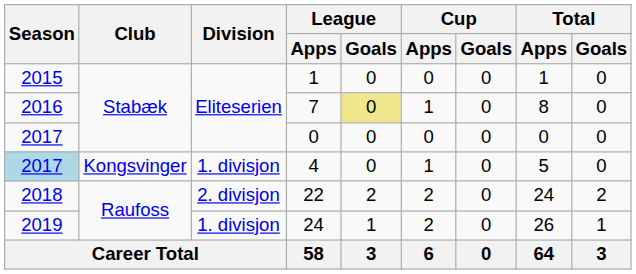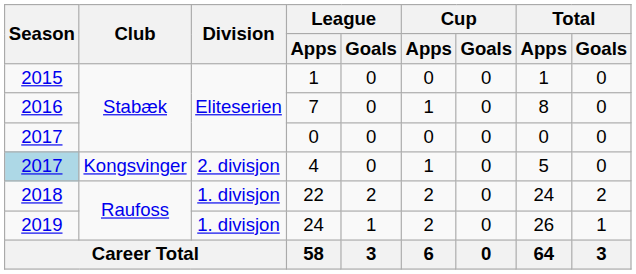(371, 107) khaki background -> (371, 107) no background
(239, 166) 1. divisjon -> (239, 166) 2. divisjon
(239, 195) 2. divisjon -> (239, 195) 1. divisjon
